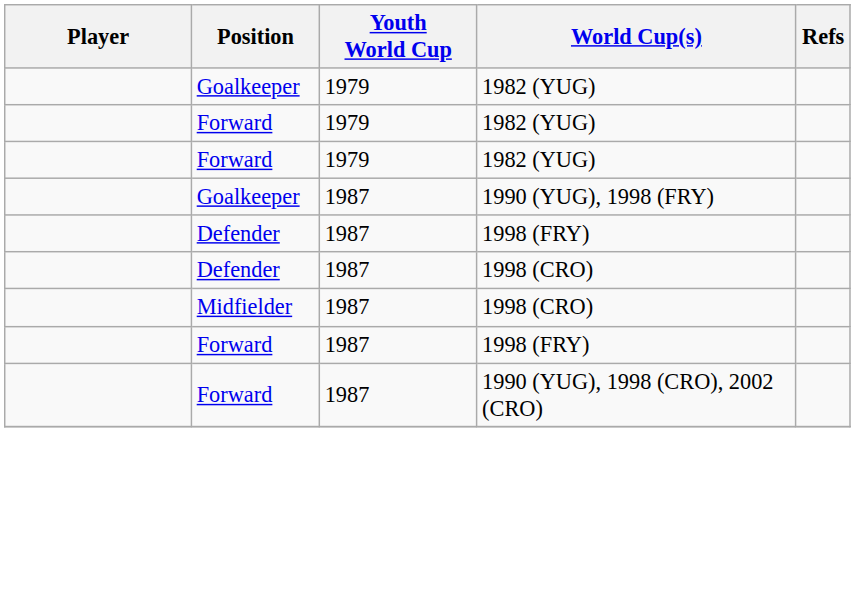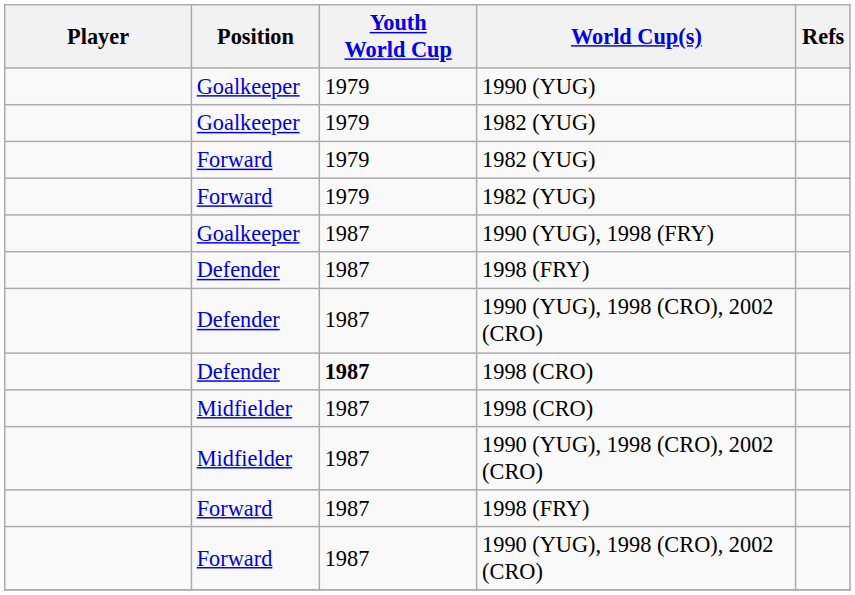+ row: (248, 86)
+ row: (238, 320)
(347, 270) normal -> (347, 370) bold
+ row: (244, 457)
